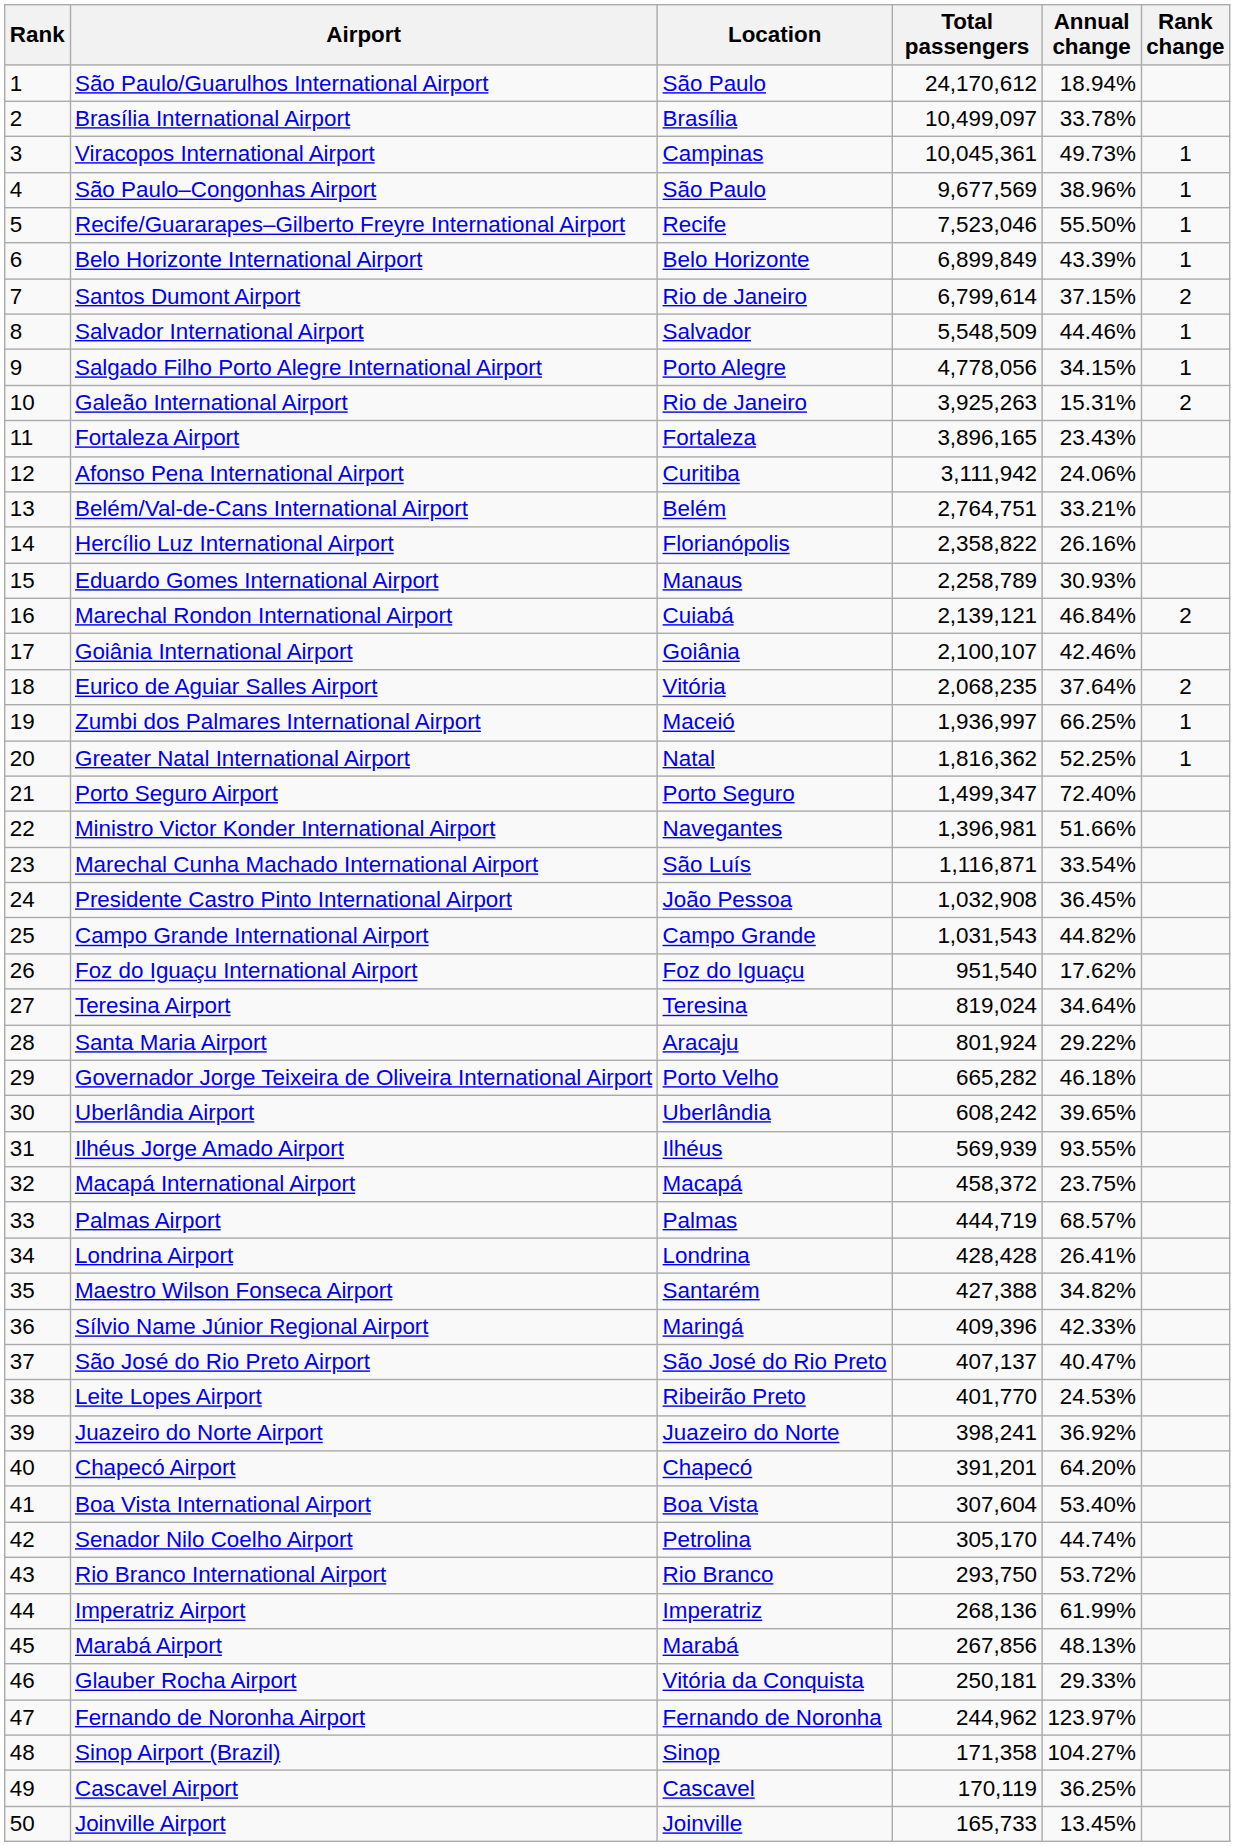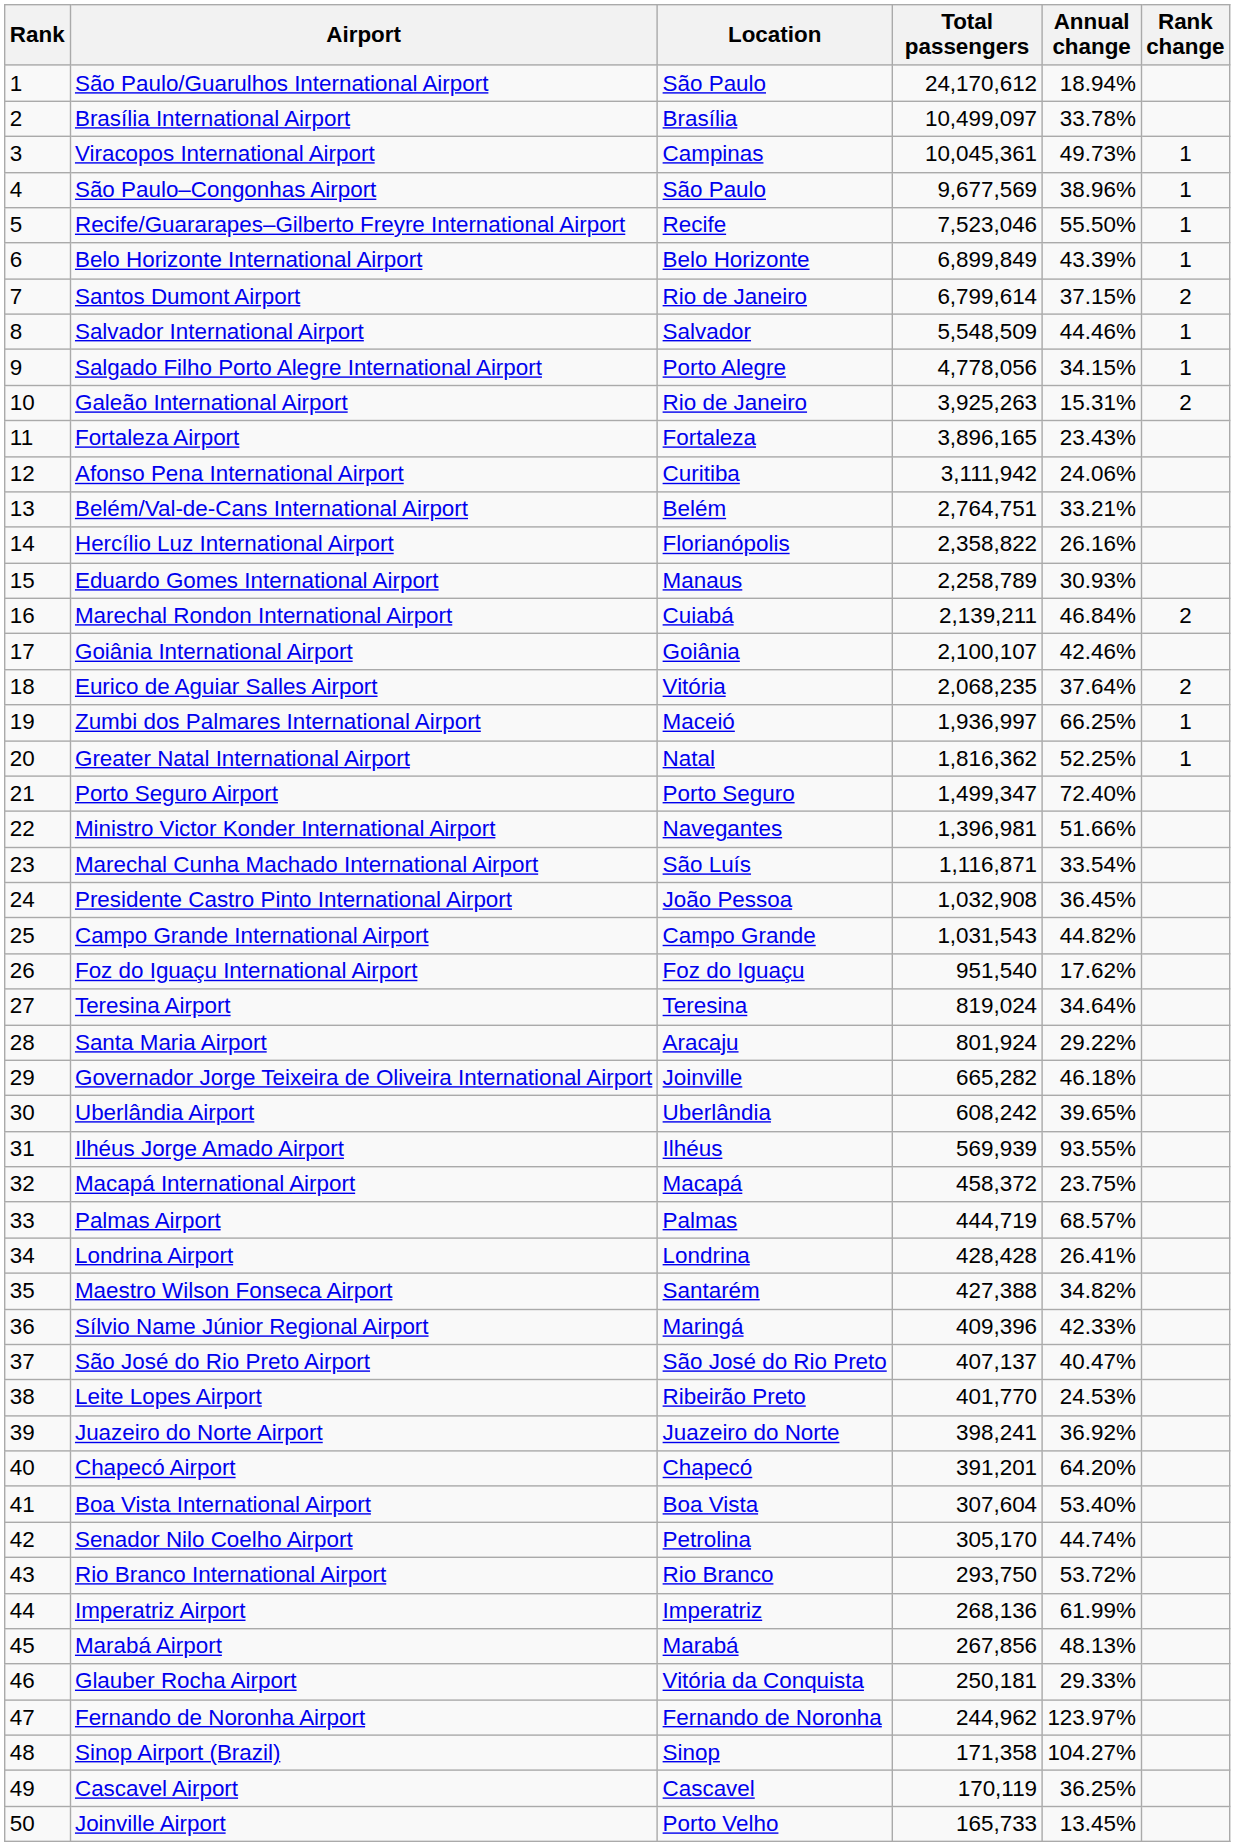(987, 615) 2,139,121 -> (988, 615) 2,139,211
(721, 1077) Porto Velho -> (702, 1077) Joinville
(702, 1823) Joinville -> (721, 1823) Porto Velho
